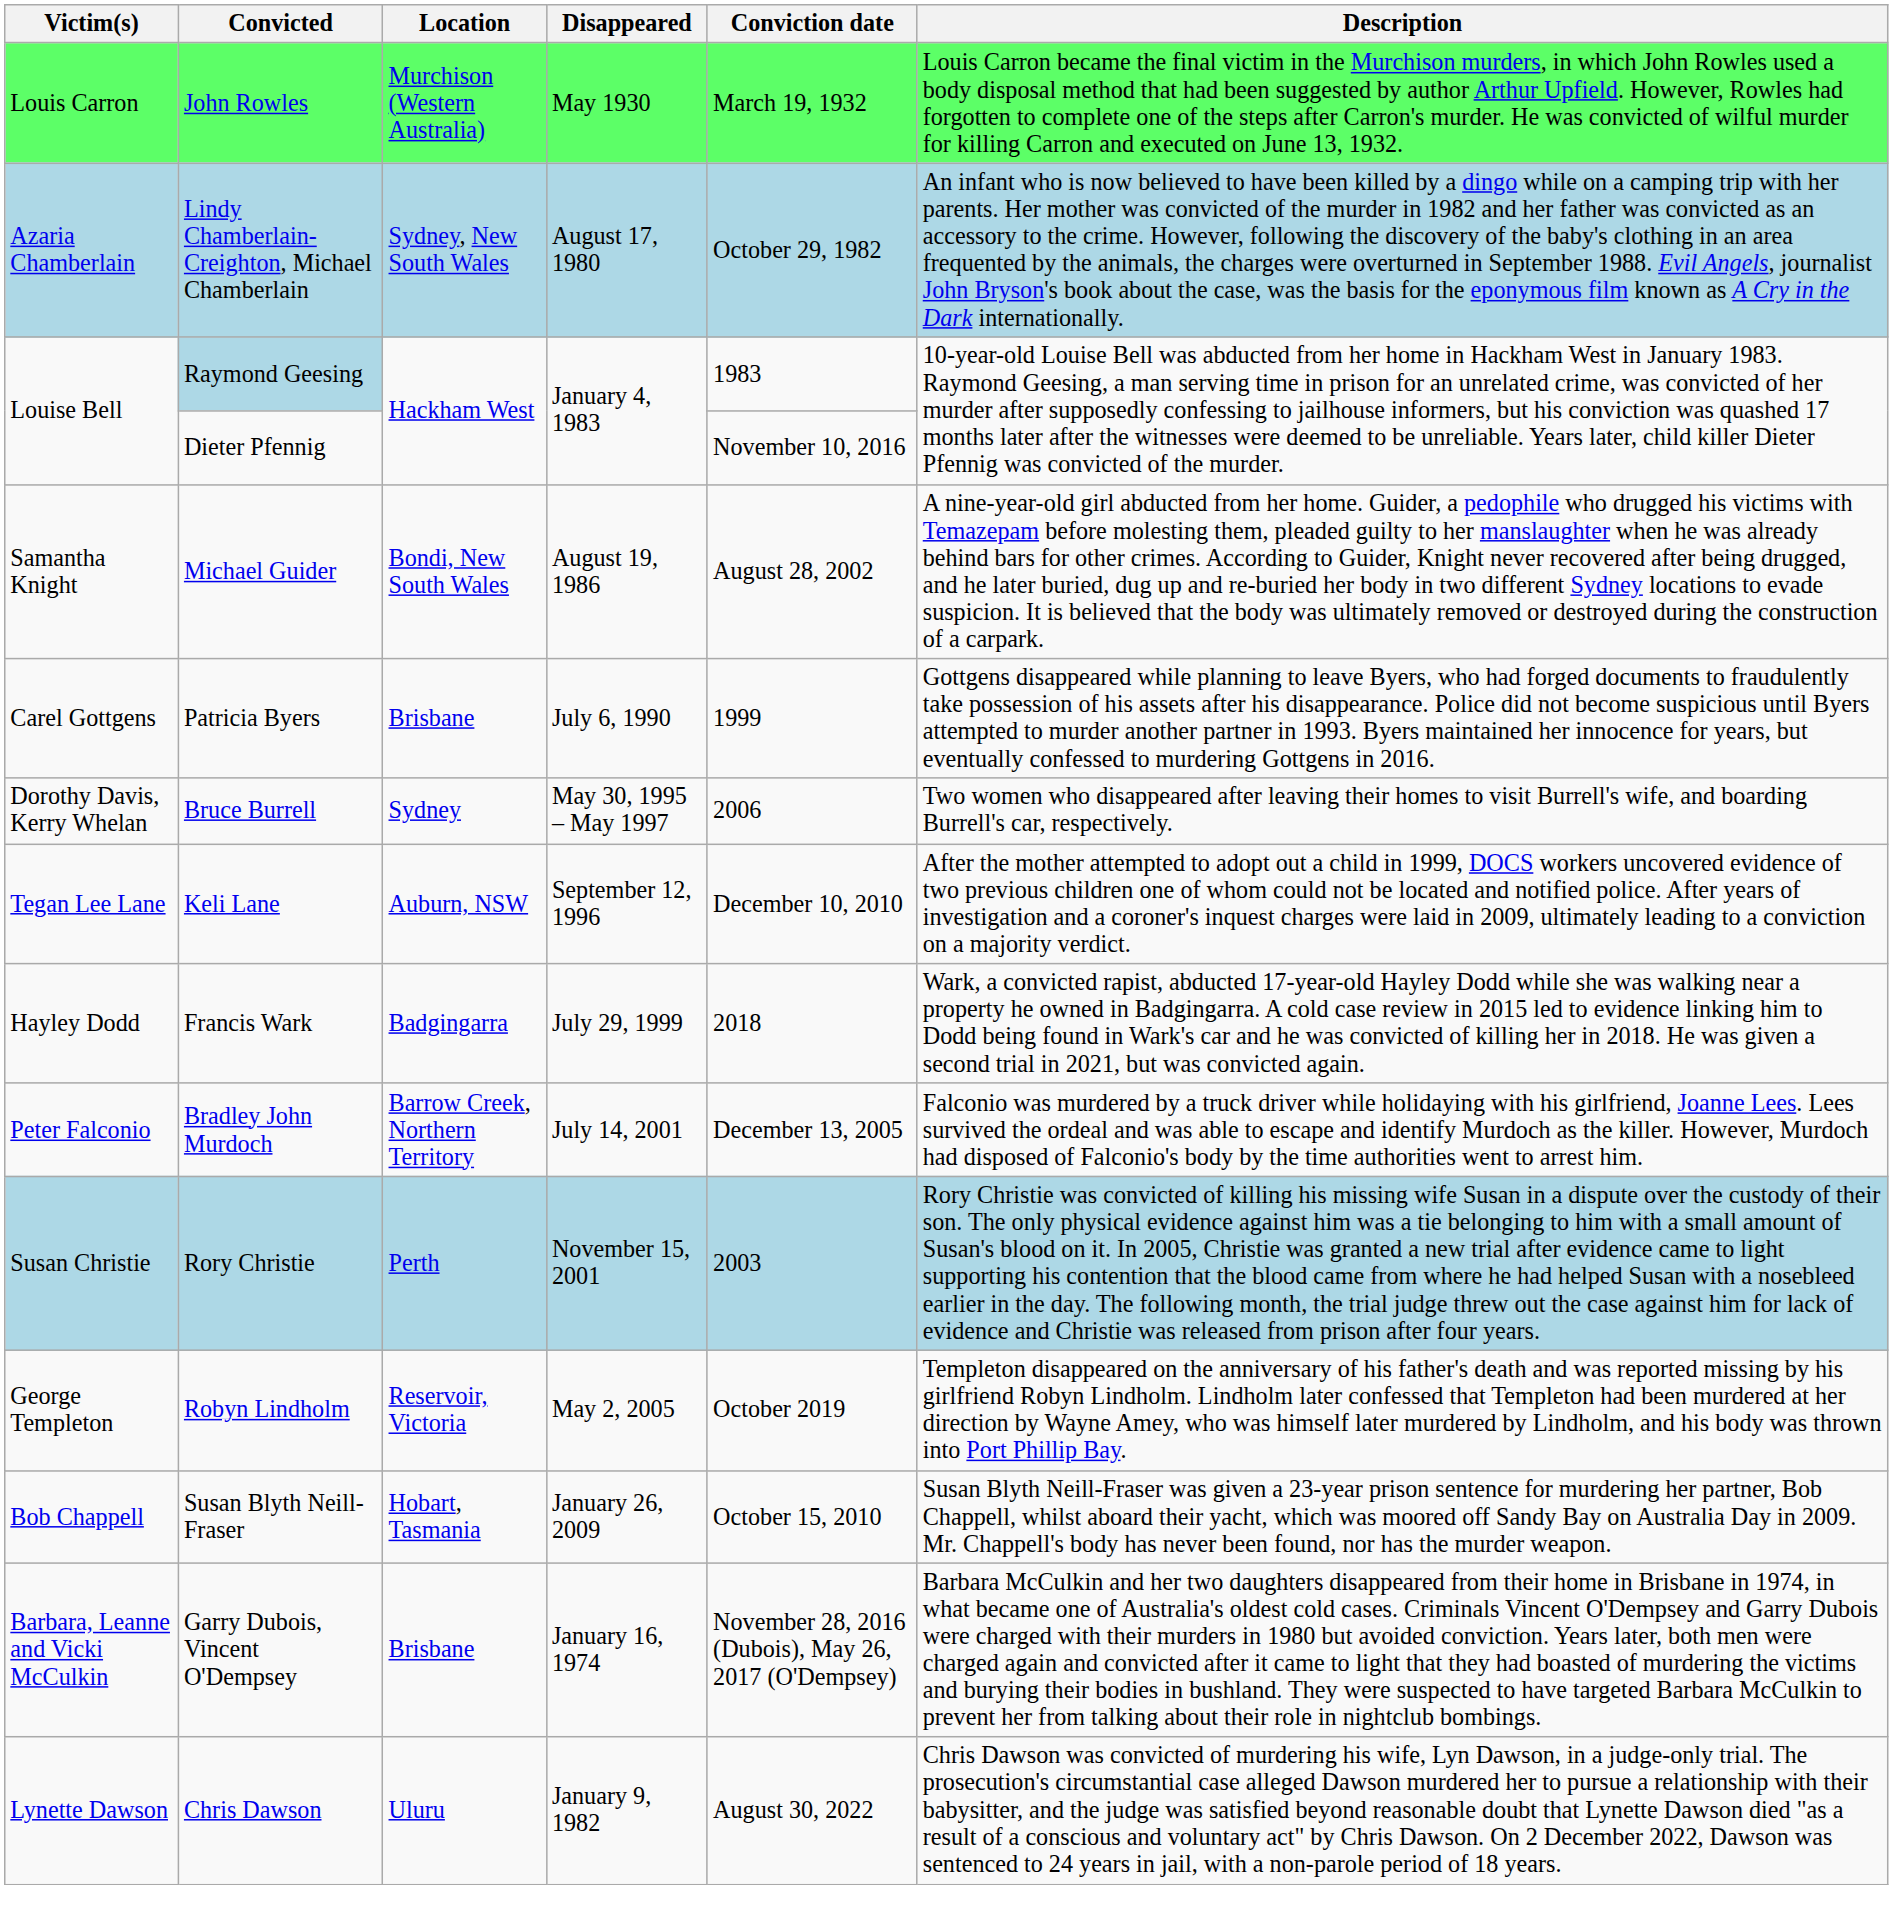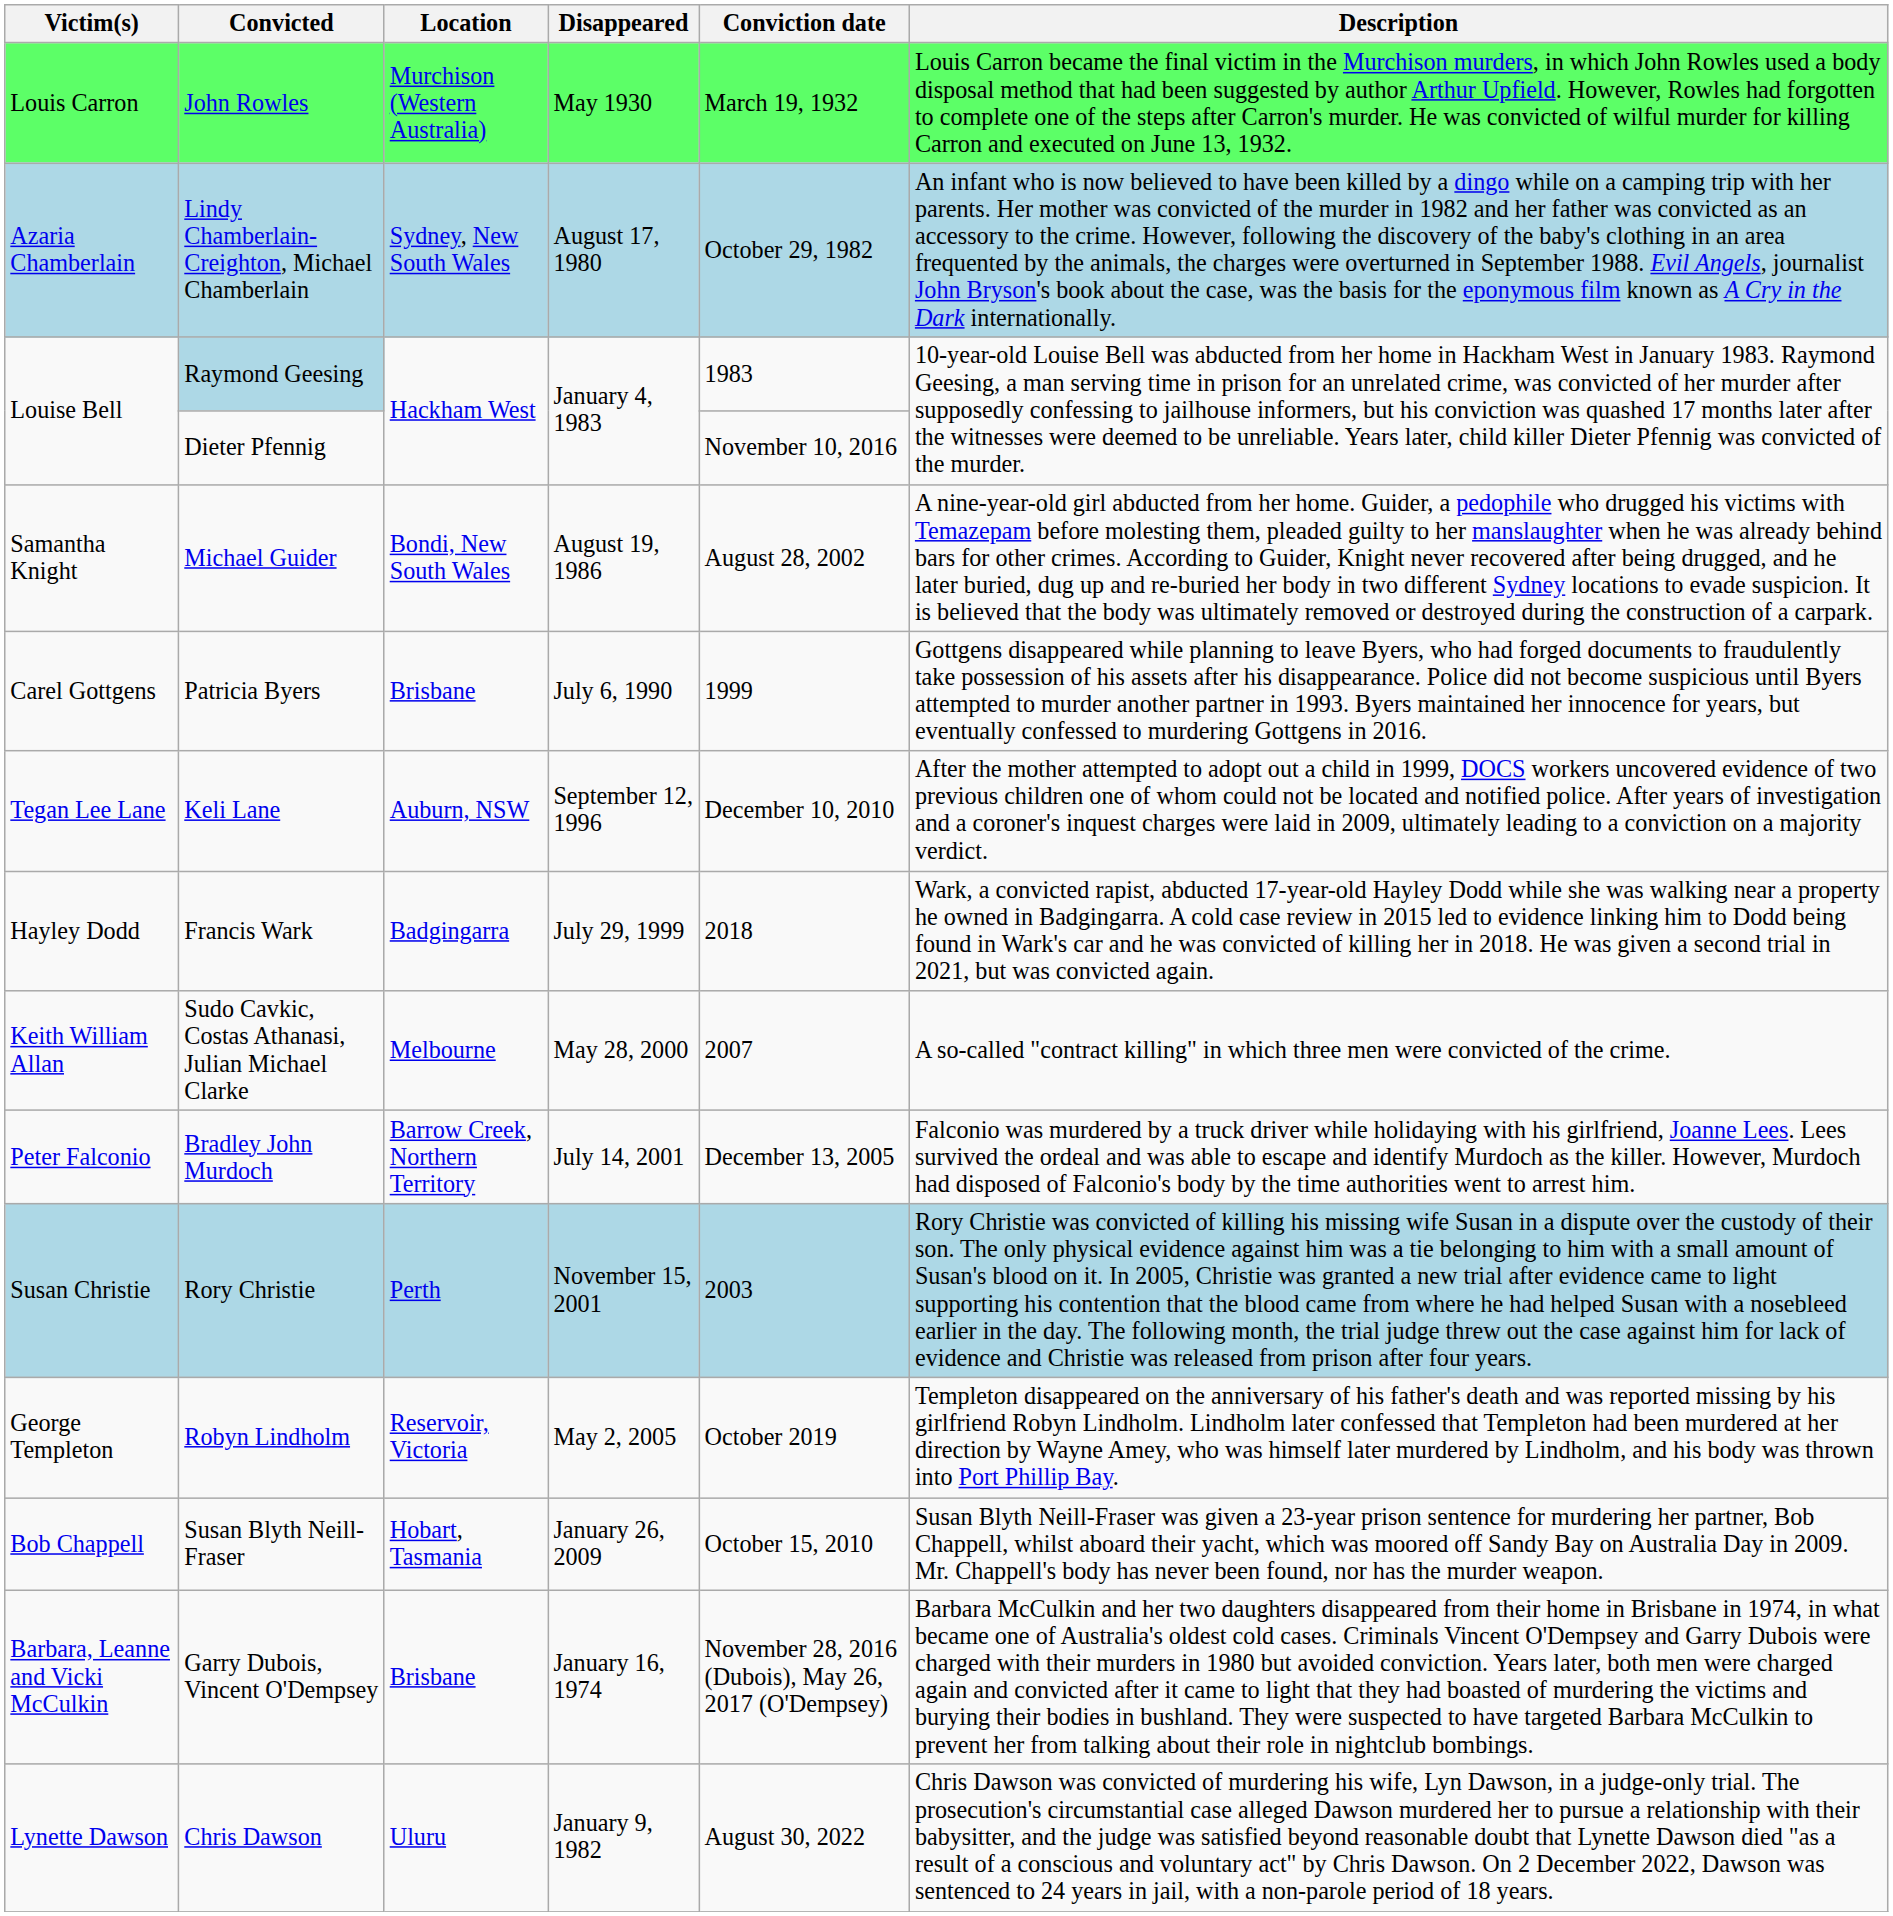- row: (250, 810)
+ row: (265, 1050)
